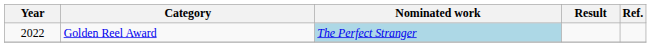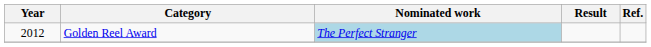(33, 32) 2022 -> (33, 32) 2012
